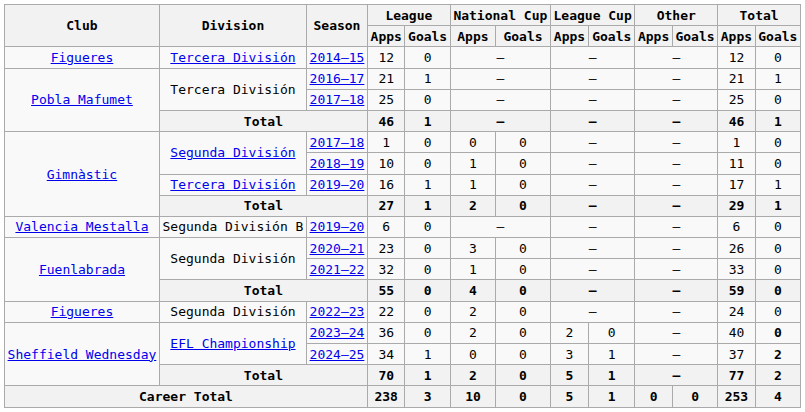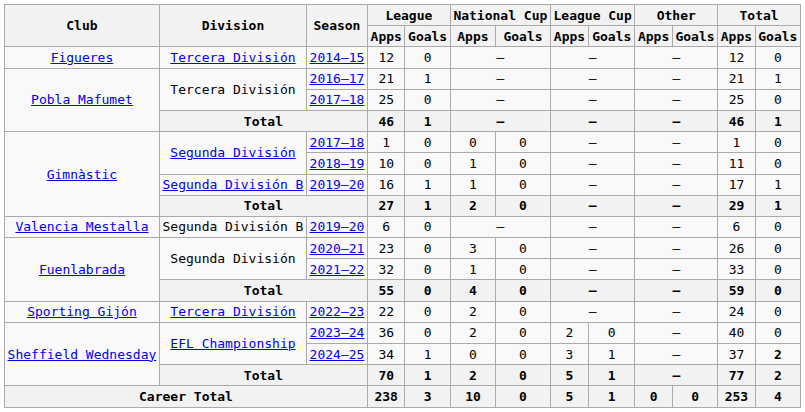(233, 185) Tercera División -> (233, 185) Segunda División B
(82, 312) Figueres -> (82, 312) Sporting Gijón
(233, 312) Segunda División -> (233, 312) Tercera División
(778, 333) bold -> (778, 333) normal
